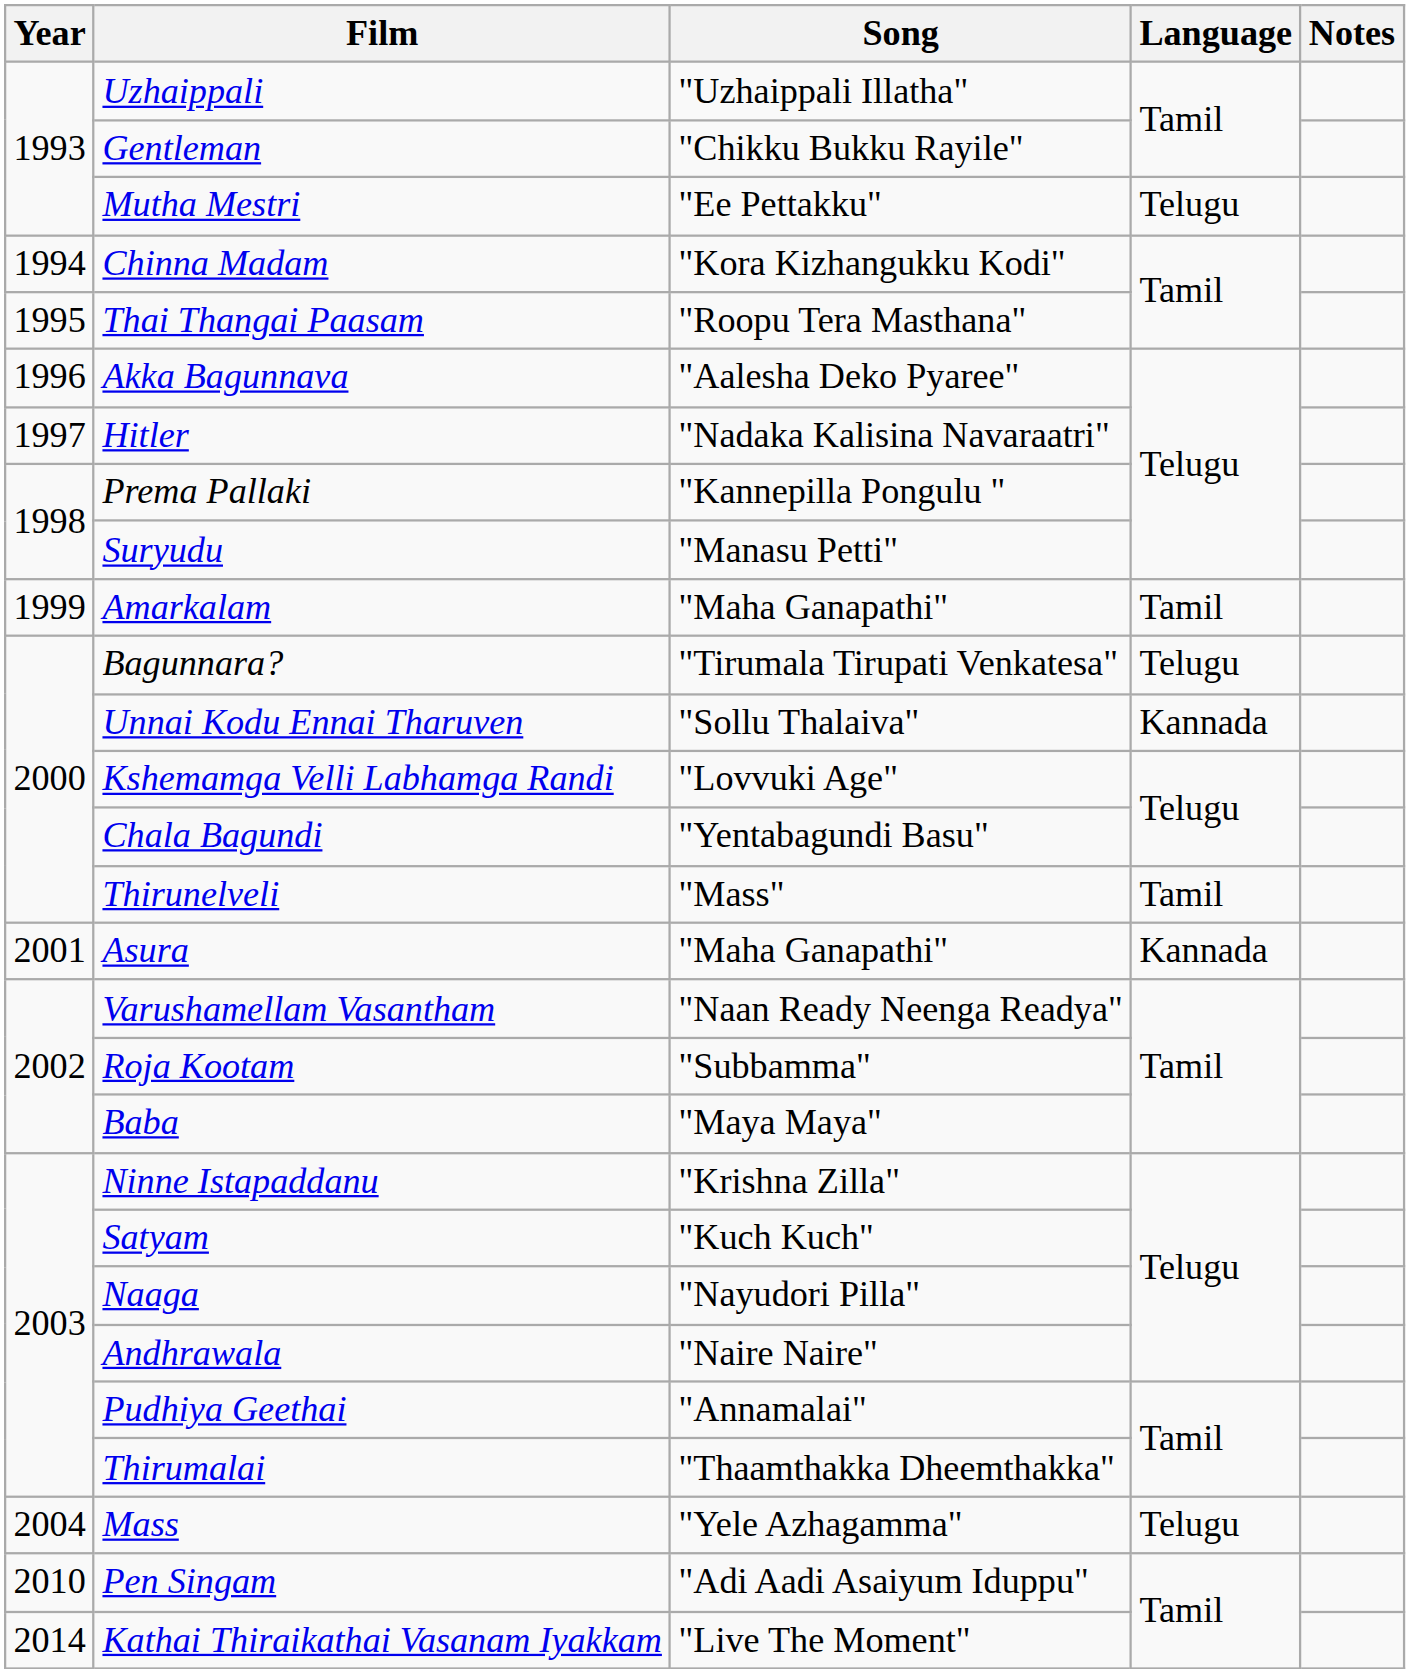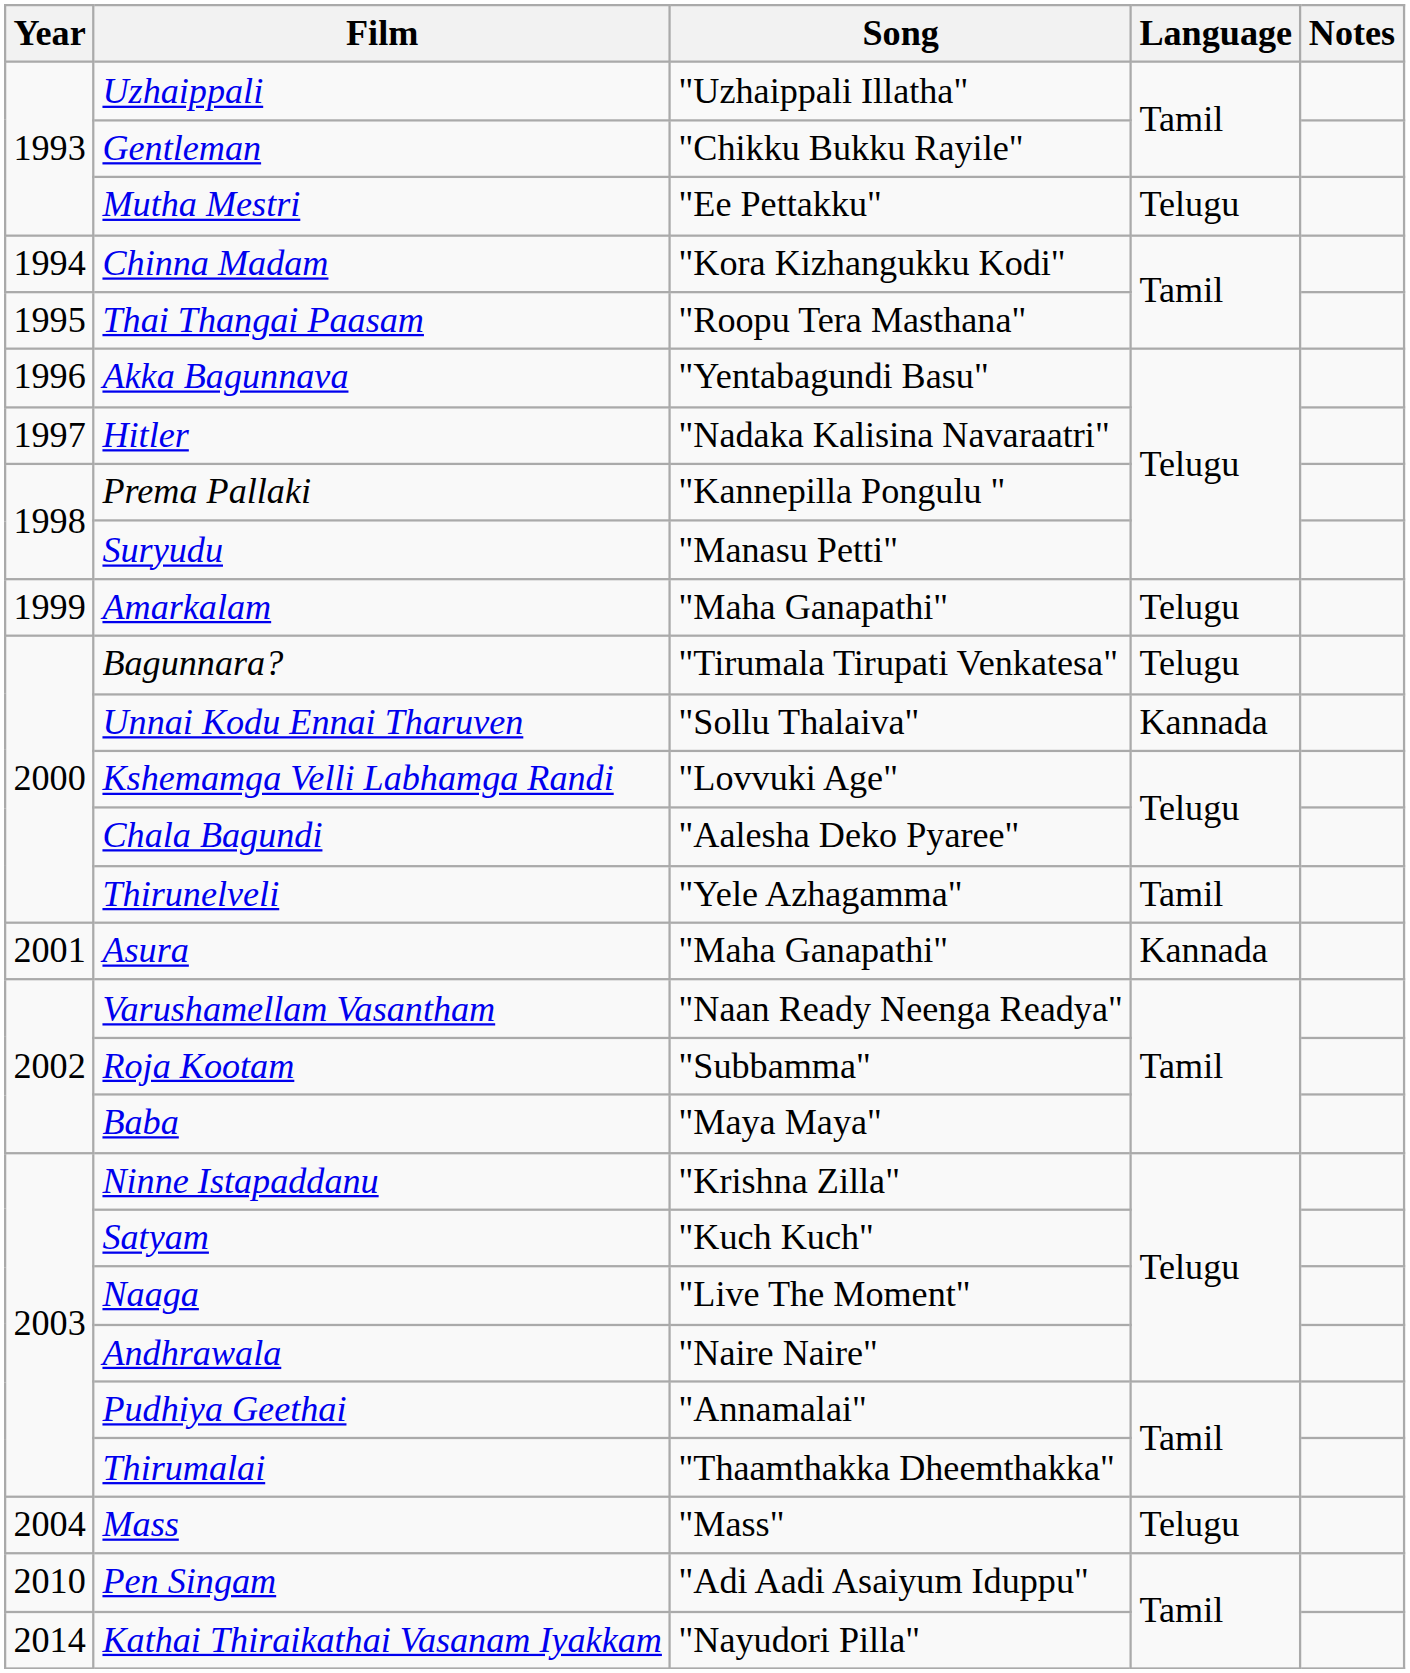(849, 377) "Aalesha Deko Pyaree" -> (834, 377) "Yentabagundi Basu"
(1181, 606) Tamil -> (1189, 606) Telugu
(834, 836) "Yentabagundi Basu" -> (849, 836) "Aalesha Deko Pyaree"
(732, 893) "Mass" -> (821, 893) "Yele Azhagamma"
(799, 1294) "Nayudori Pilla" -> (825, 1294) "Live The Moment"
(821, 1524) "Yele Azhagamma" -> (732, 1524) "Mass"
(825, 1638) "Live The Moment" -> (799, 1638) "Nayudori Pilla"
